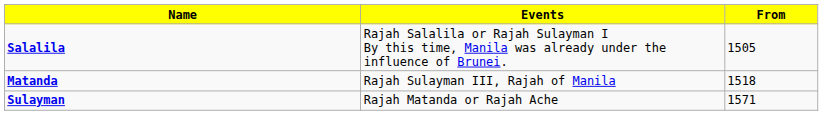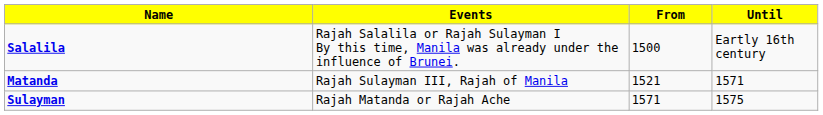+ column: (765, 14)
(742, 47) 1505 -> (646, 47) 1500
(742, 81) 1518 -> (646, 81) 1521
